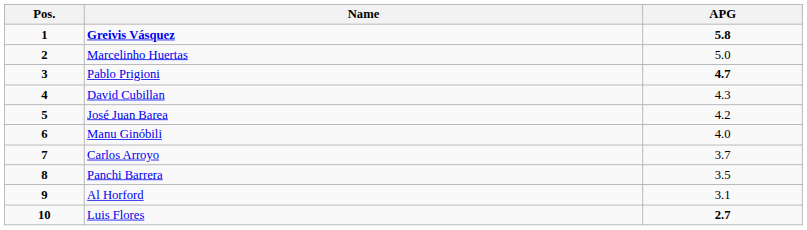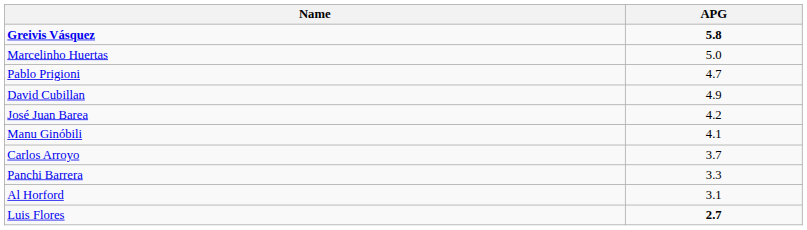- column: (44, 14)
(723, 74) bold -> (714, 74) normal
(723, 94) 4.3 -> (714, 94) 4.9
(723, 134) 4.0 -> (714, 134) 4.1
(723, 174) 3.5 -> (714, 174) 3.3
